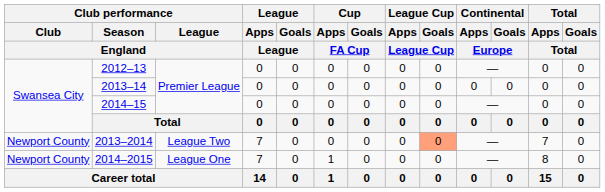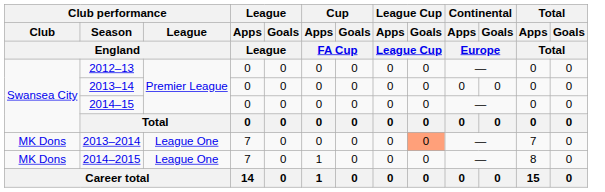(48, 141) Newport County -> (42, 141) MK Dons
(199, 141) League Two -> (187, 141) League One
(48, 159) Newport County -> (42, 159) MK Dons
